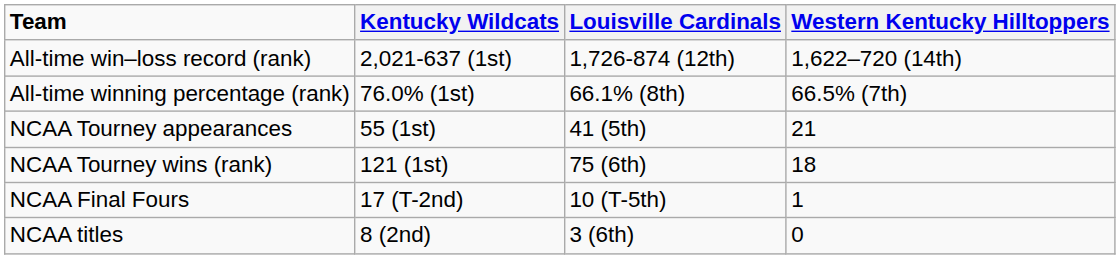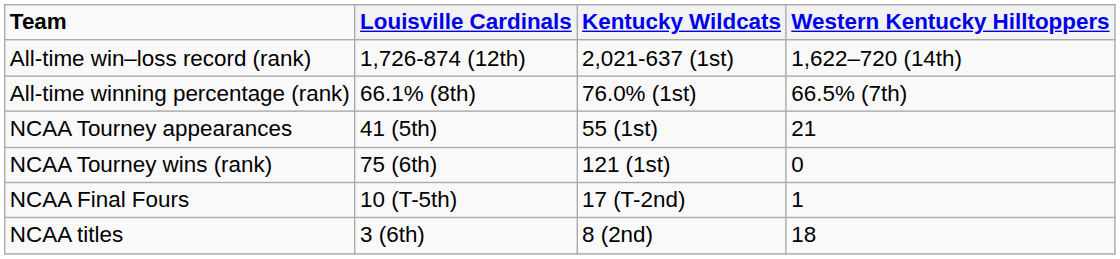columns swapped: (460, 22) <-> (675, 22)
(804, 164) 18 -> (798, 164) 0
(798, 235) 0 -> (804, 235) 18
